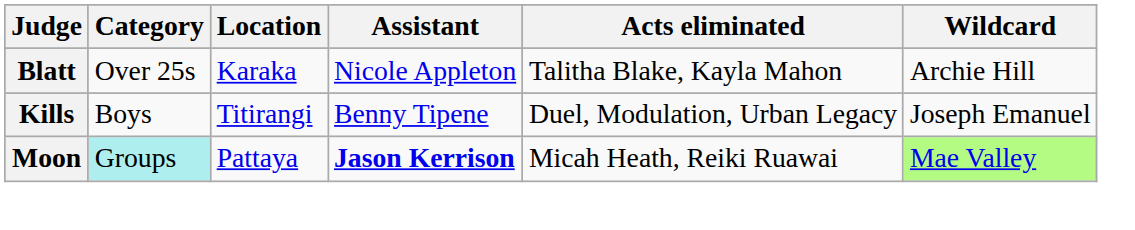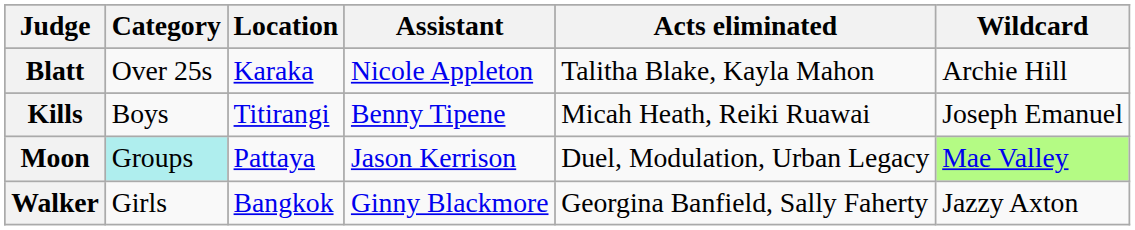(713, 114) Duel, Modulation, Urban Legacy -> (716, 114) Micah Heath, Reiki Ruawai
(424, 158) bold -> (434, 158) normal
(683, 158) Micah Heath, Reiki Ruawai -> (745, 158) Duel, Modulation, Urban Legacy
+ row: (55, 202)
